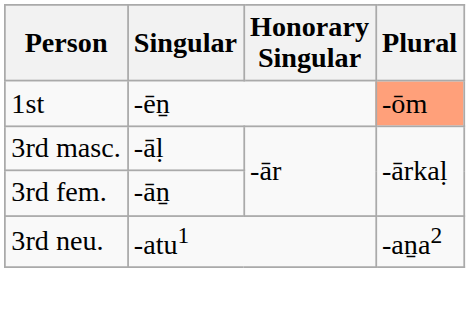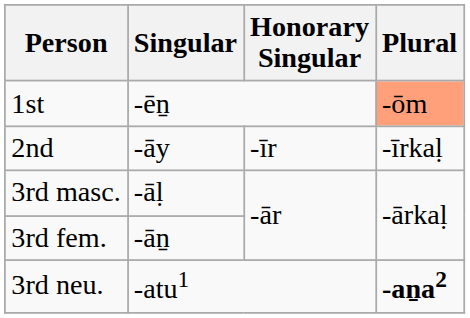+ row: (32, 147)
(412, 240) normal -> (414, 285) bold
